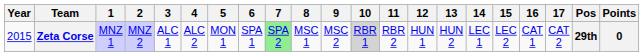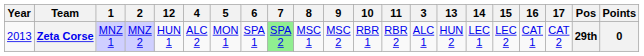columns swapped: (168, 13) <-> (422, 13)
(19, 36) 2015 -> (19, 36) 2013
(365, 36) lightgrey background -> (368, 36) no background
